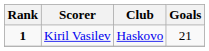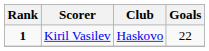(185, 35) 21 -> (185, 35) 22
